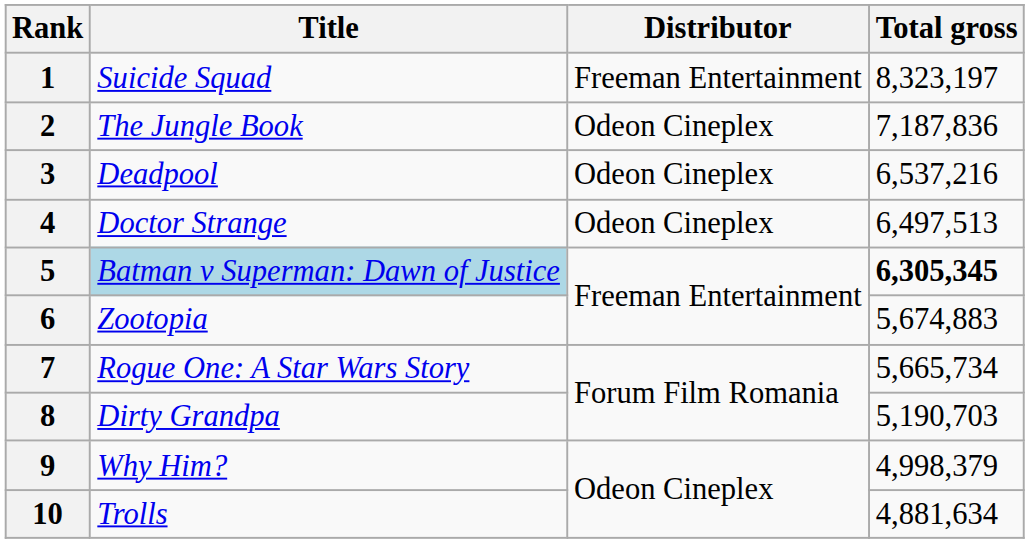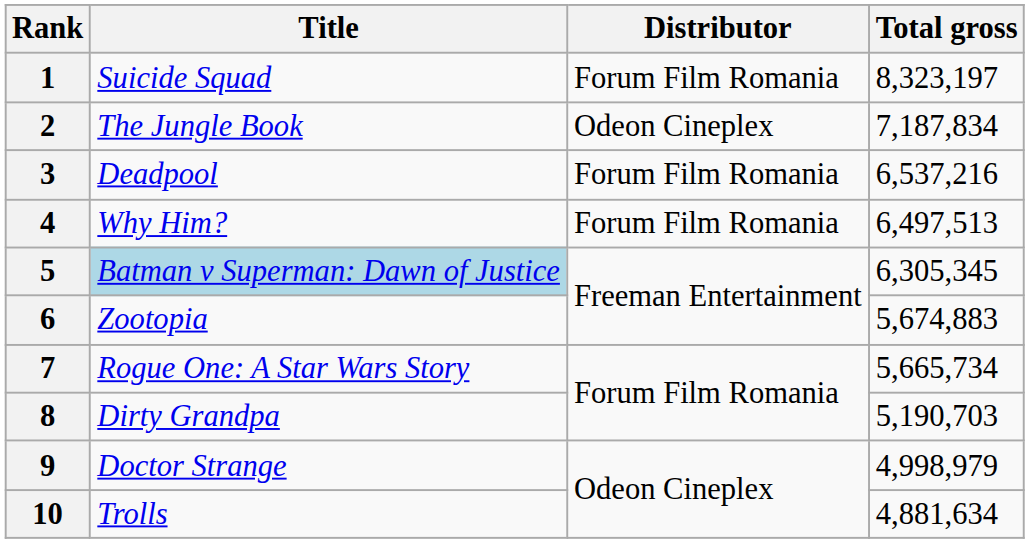(718, 77) Freeman Entertainment -> (706, 77) Forum Film Romania
(937, 125) 7,187,836 -> (937, 125) 7,187,834
(674, 174) Odeon Cineplex -> (706, 174) Forum Film Romania
(192, 222) Doctor Strange -> (162, 222) Why Him?
(674, 222) Odeon Cineplex -> (706, 222) Forum Film Romania
(937, 271) bold -> (937, 271) normal
(162, 464) Why Him? -> (192, 464) Doctor Strange
(937, 464) 4,998,379 -> (937, 464) 4,998,979
